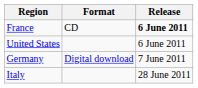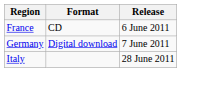(163, 28) bold -> (146, 28) normal
- row: (33, 43)
